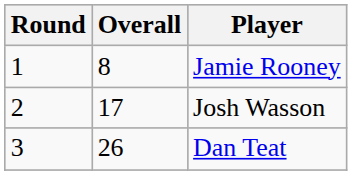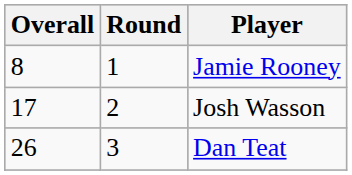columns swapped: (48, 25) <-> (139, 25)
